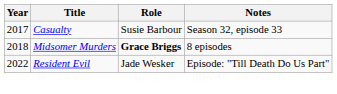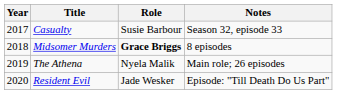+ row: (58, 64)
(18, 64) 2022 -> (18, 81) 2020
